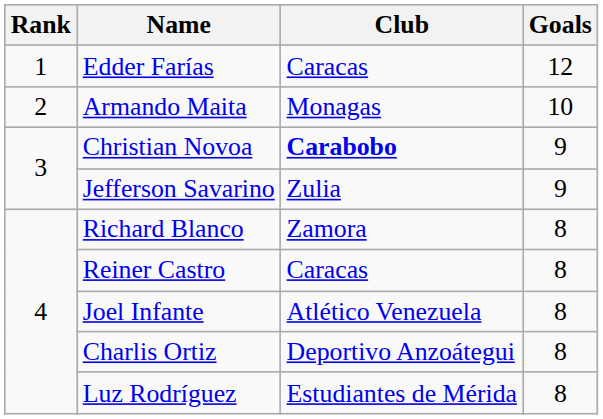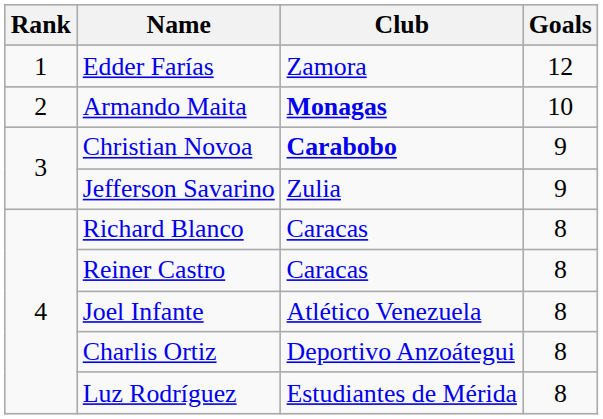(327, 65) Caracas -> (327, 65) Zamora
(334, 106) normal -> (337, 106) bold
(327, 229) Zamora -> (327, 229) Caracas
